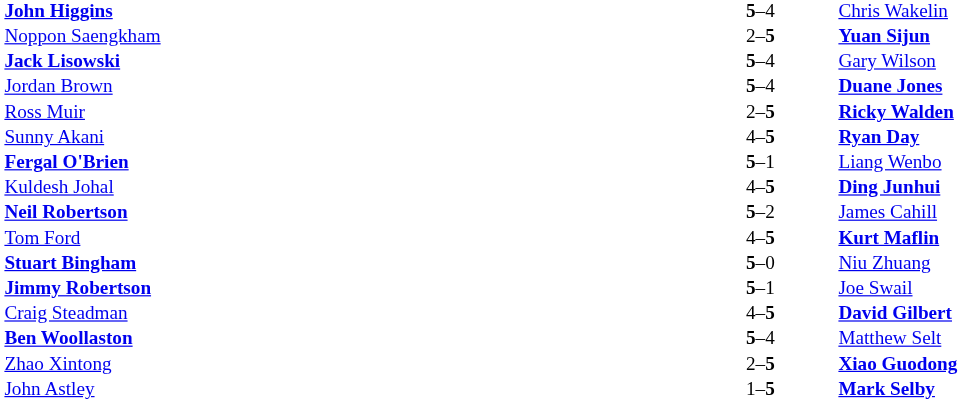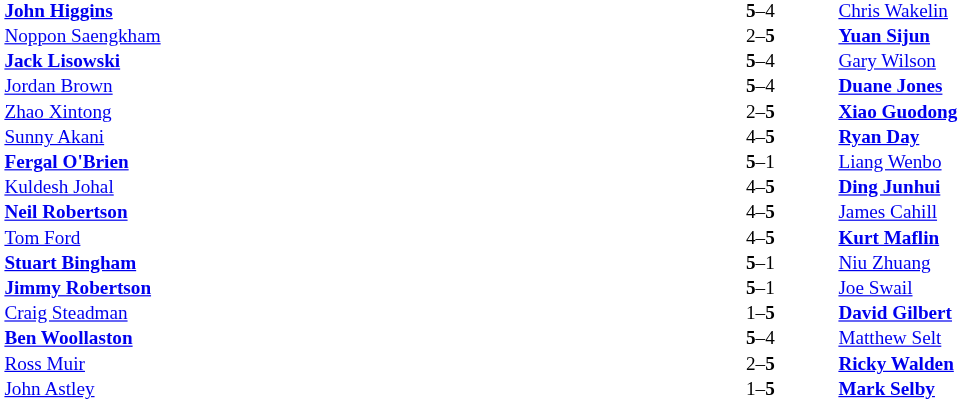rows swapped: (58, 363) <-> (45, 111)
(760, 212) 5–2 -> (760, 212) 4–5
(760, 262) 5–0 -> (760, 262) 5–1
(760, 313) 4–5 -> (760, 313) 1–5
